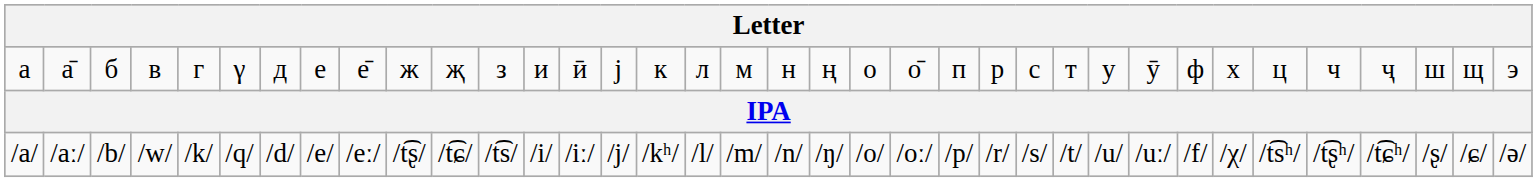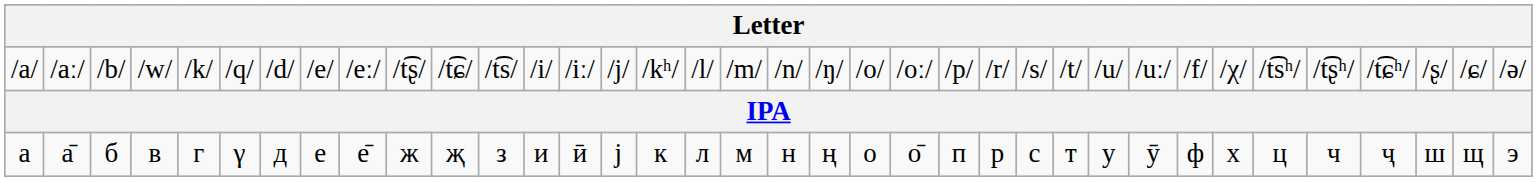rows swapped: (67, 68) <-> (67, 153)
